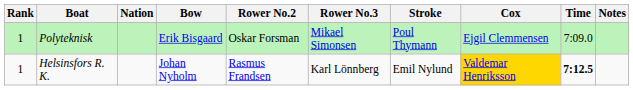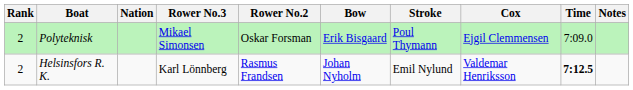columns swapped: (191, 13) <-> (349, 13)
(20, 38) 1 -> (20, 38) 2
(20, 69) 1 -> (20, 69) 2
(489, 69) gold background -> (489, 69) no background
